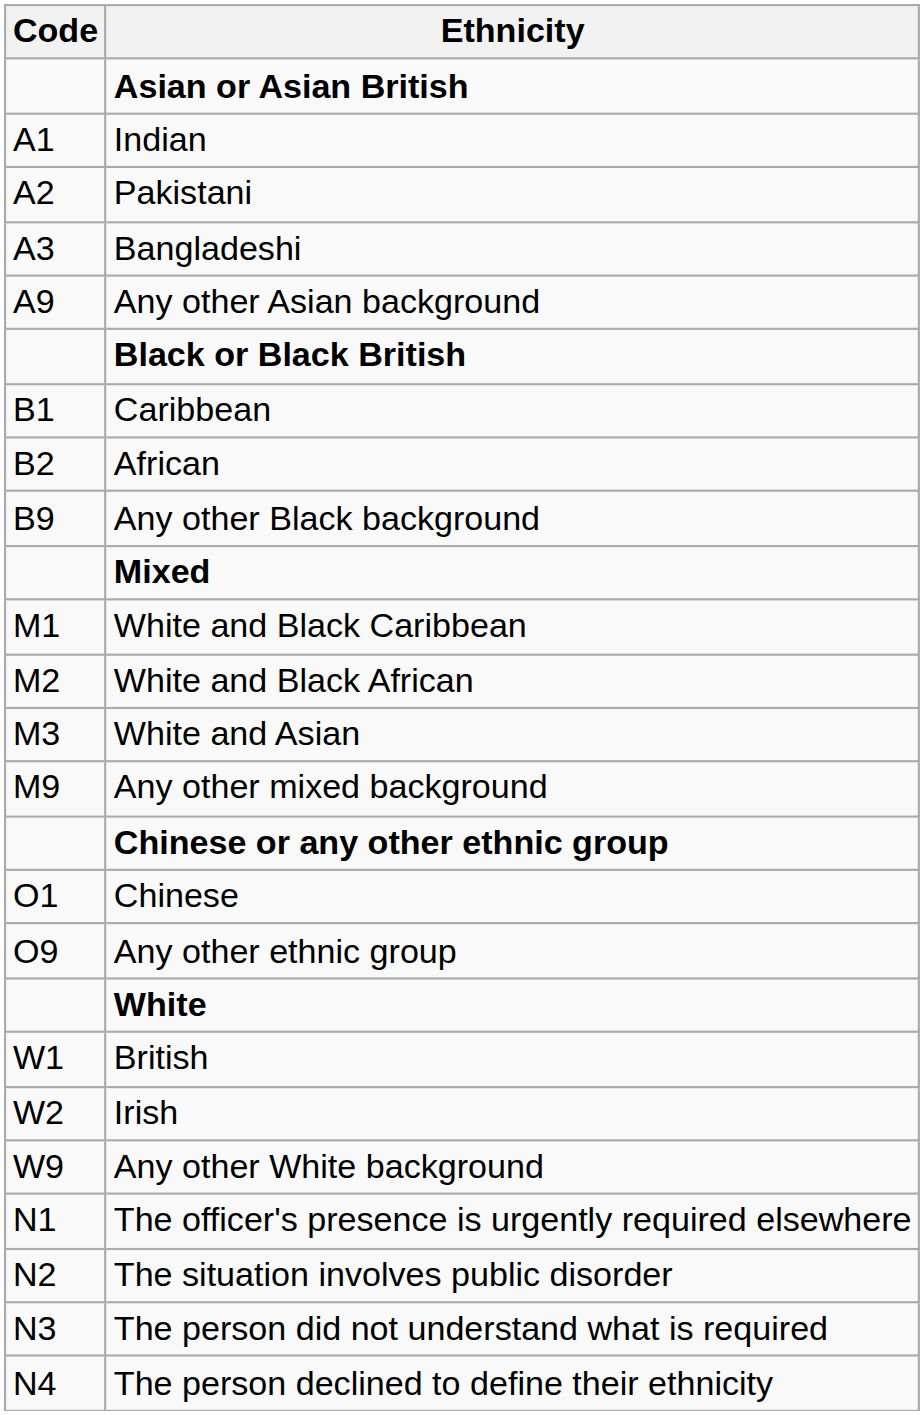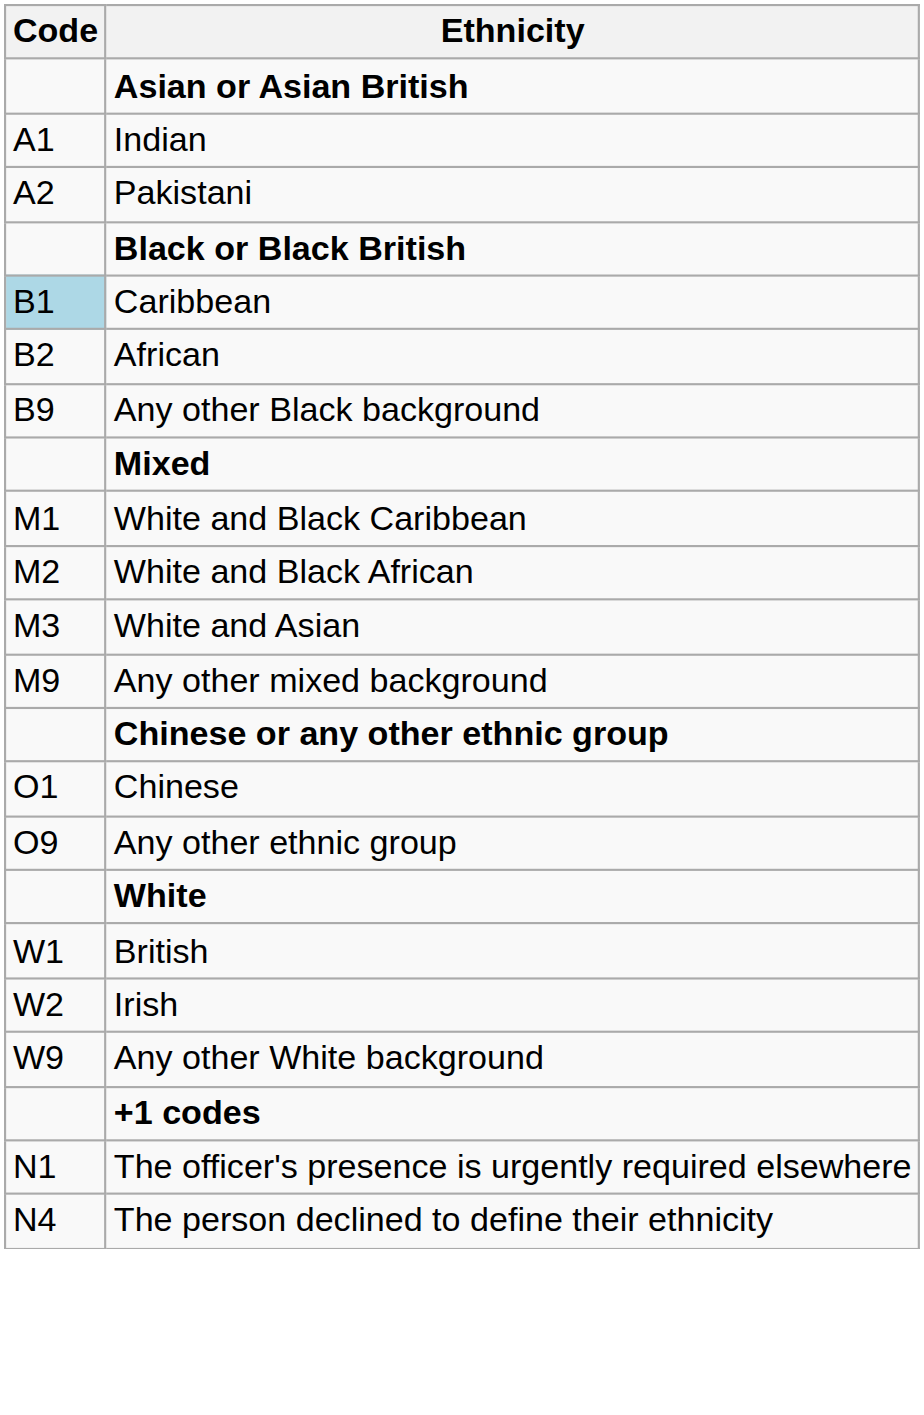- row: (208, 247)
- row: (327, 301)
(34, 409) no background -> (34, 301) lightblue background
+ row: (187, 1112)
- row: (393, 1274)
- row: (471, 1328)
